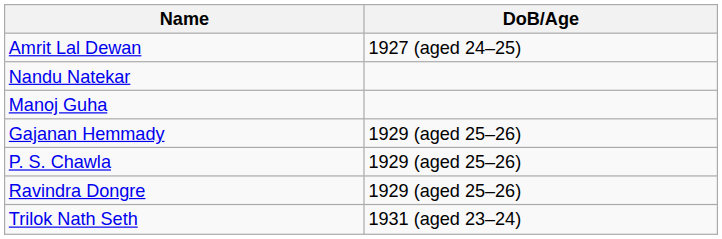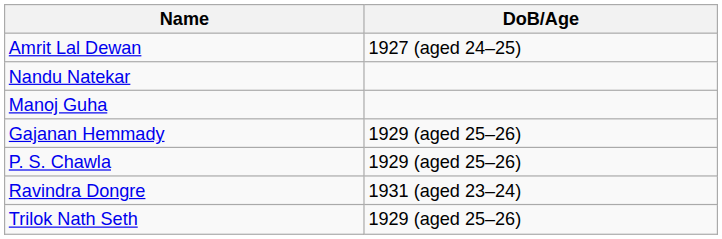(445, 191) 1929 (aged 25–26) -> (445, 191) 1931 (aged 23–24)
(445, 220) 1931 (aged 23–24) -> (445, 220) 1929 (aged 25–26)
